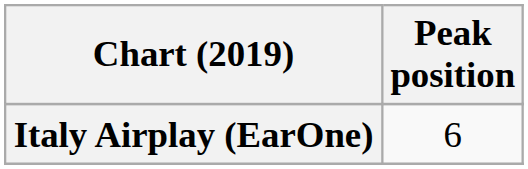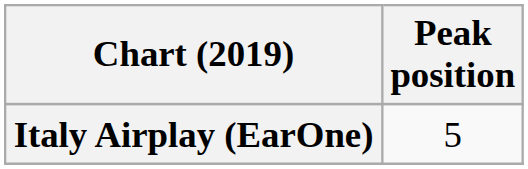(453, 133) 6 -> (453, 133) 5
